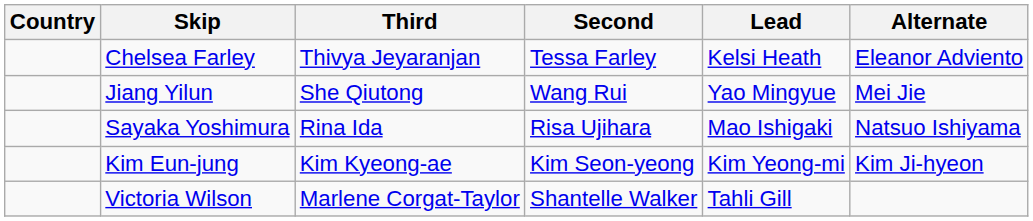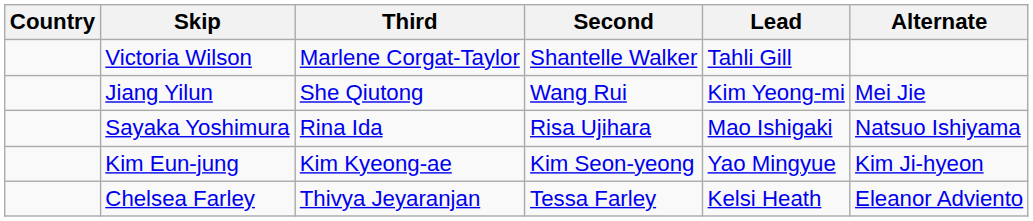rows swapped: (179, 198) <-> (180, 57)
(772, 92) Yao Mingyue -> (776, 92) Kim Yeong-mi
(776, 163) Kim Yeong-mi -> (772, 163) Yao Mingyue
